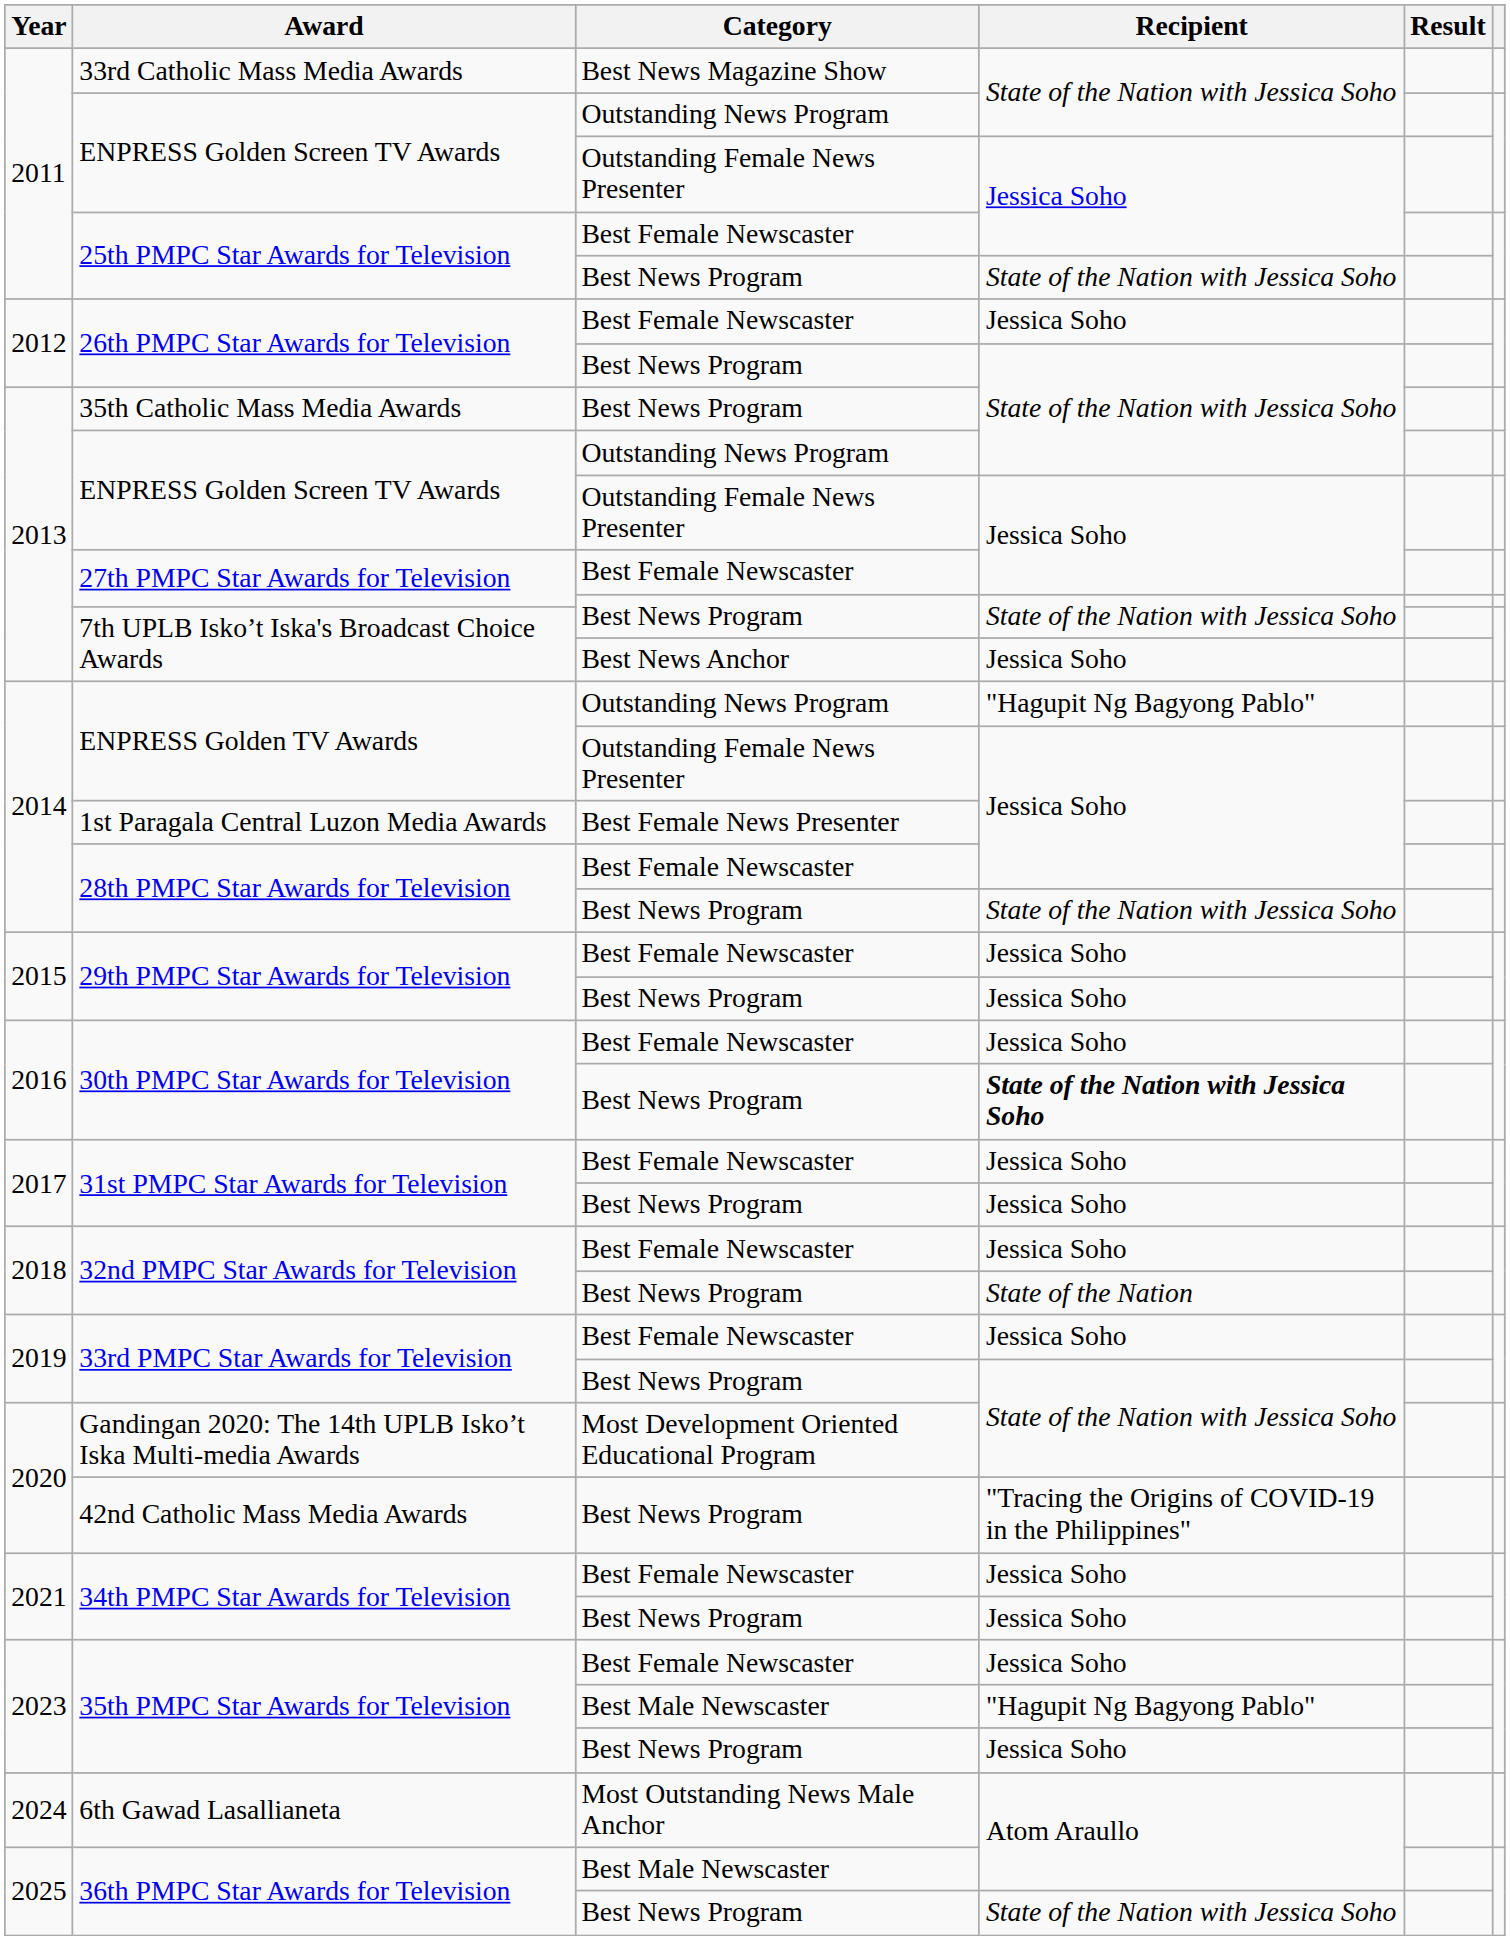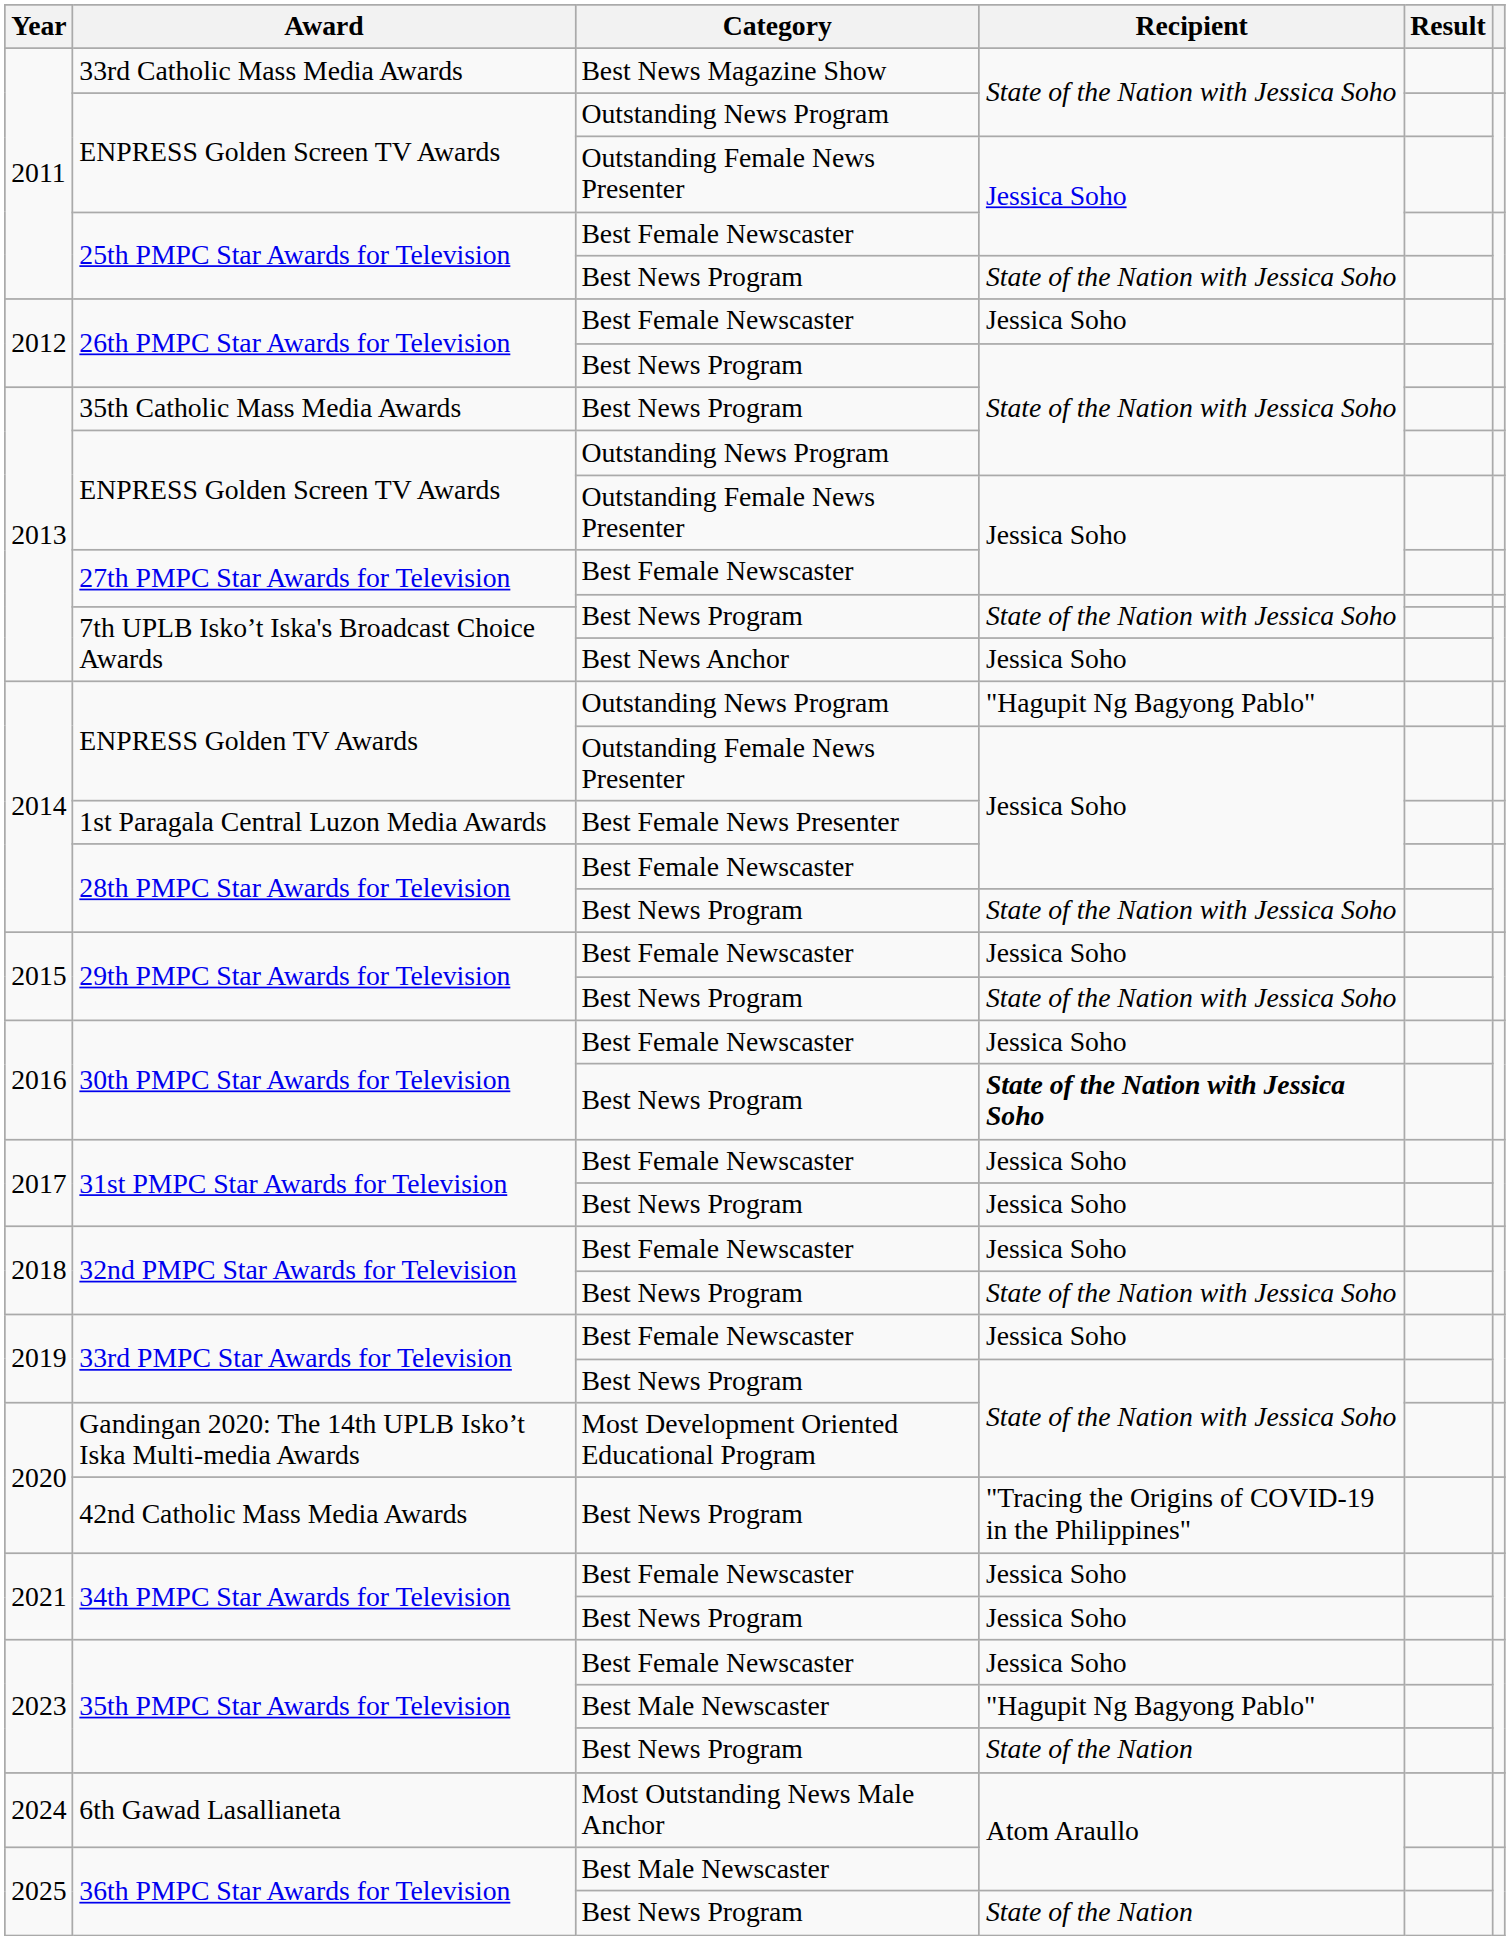(1056, 997) Jessica Soho -> (1191, 997) State of the Nation with Jessica Soho
(1089, 1292) State of the Nation -> (1191, 1292) State of the Nation with Jessica Soho
(1056, 1749) Jessica Soho -> (1089, 1749) State of the Nation
(1191, 1912) State of the Nation with Jessica Soho -> (1089, 1912) State of the Nation
